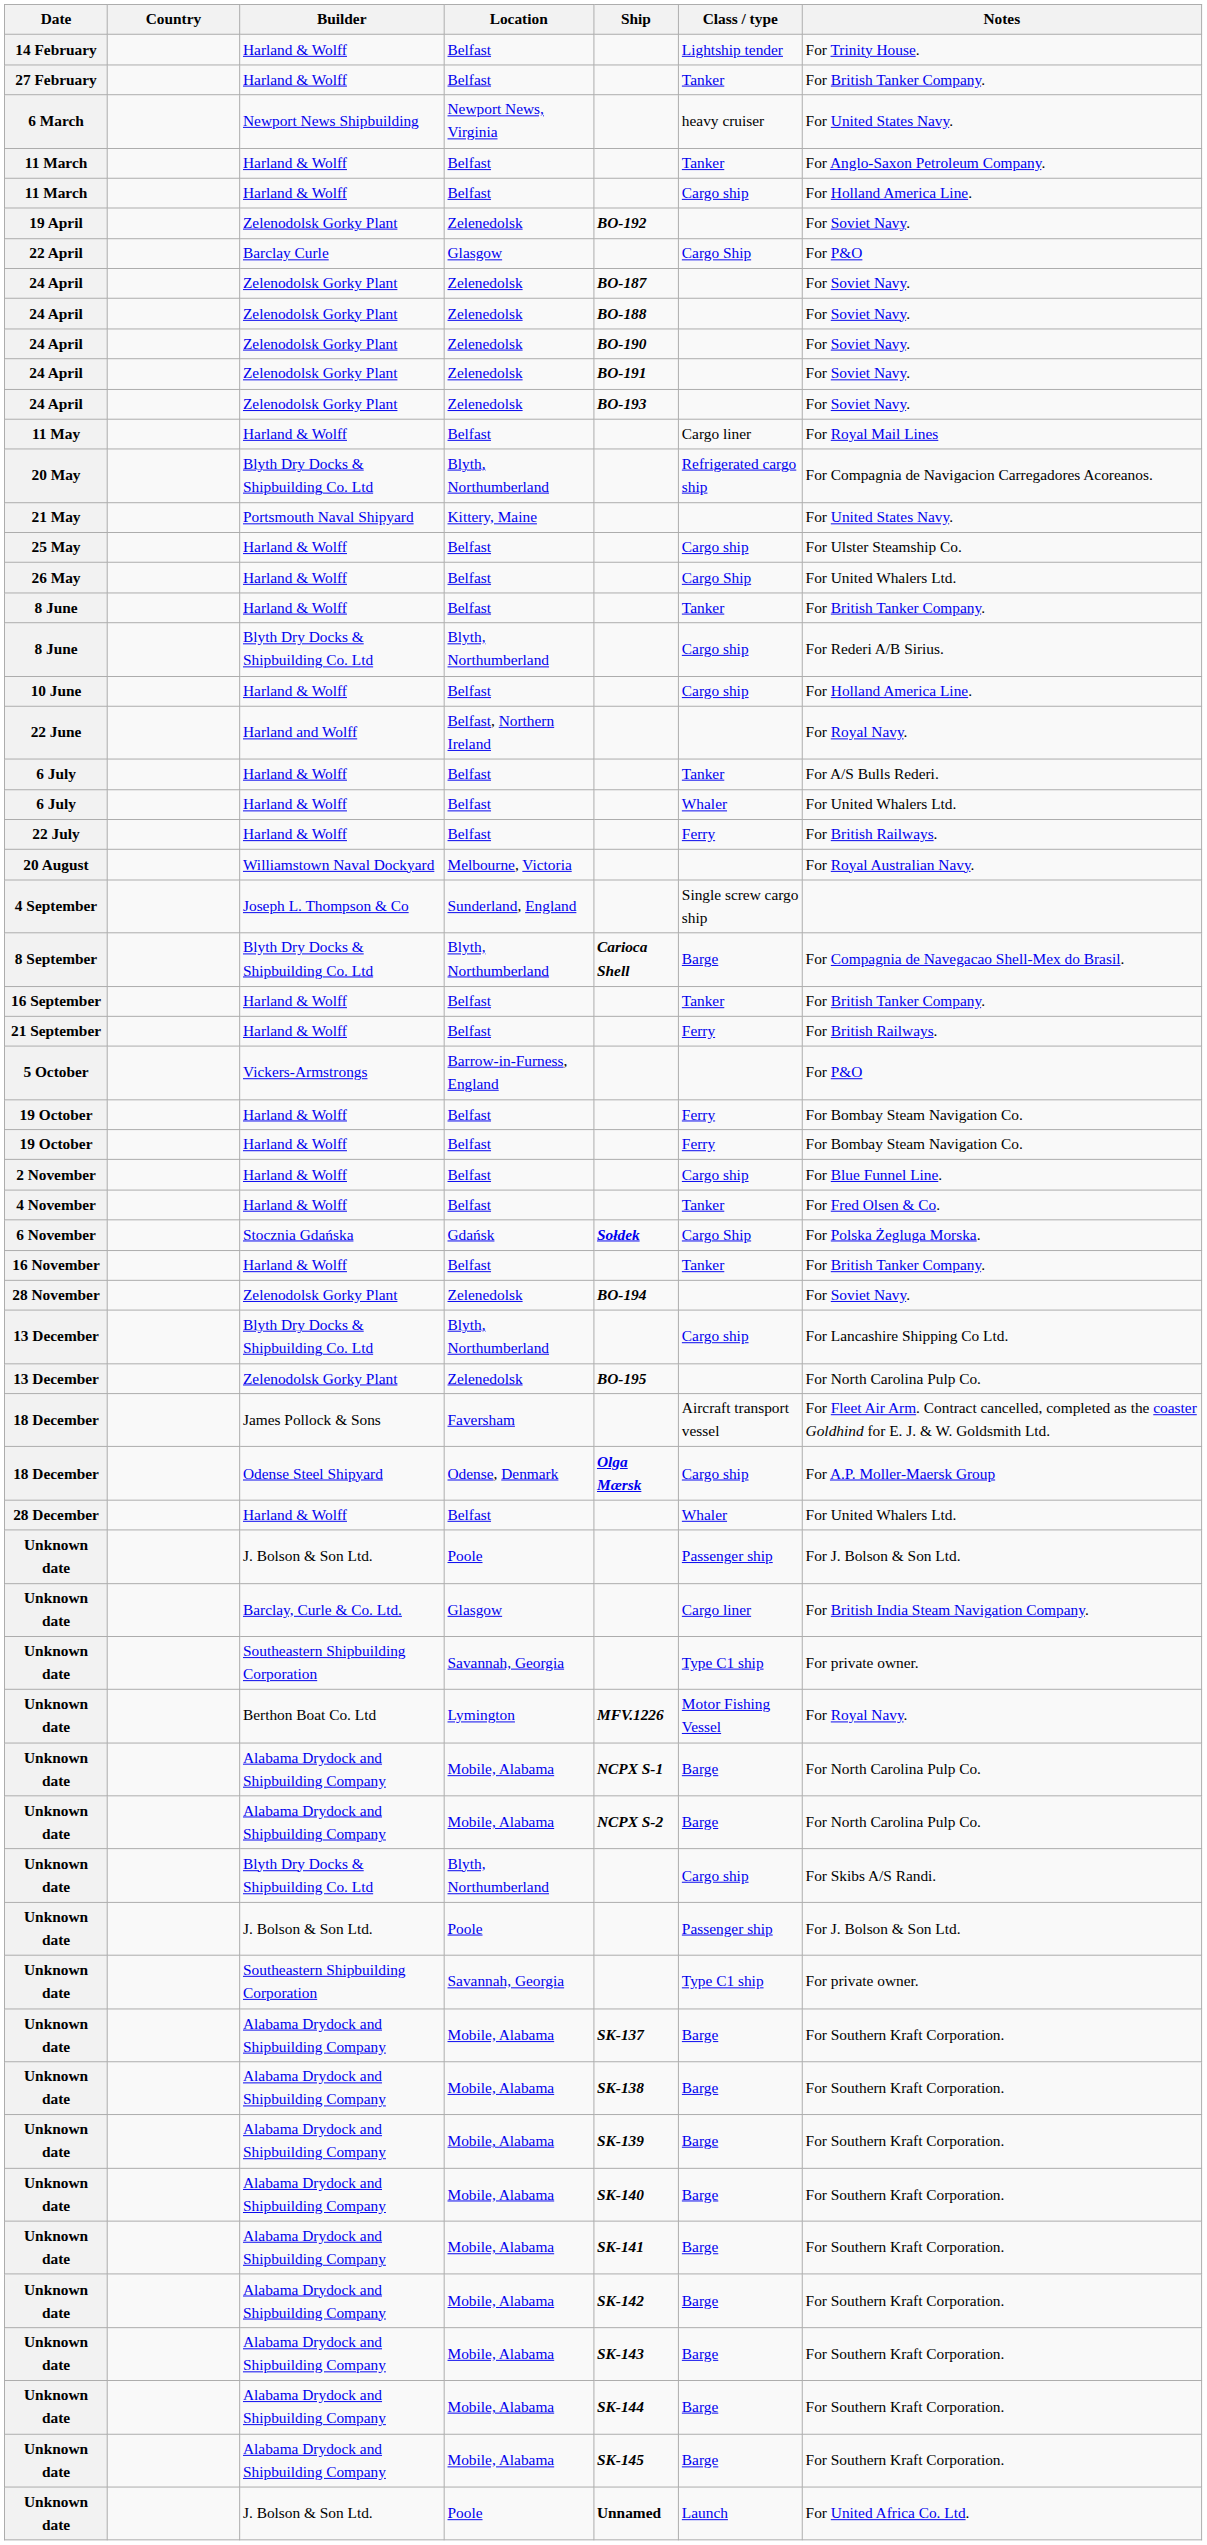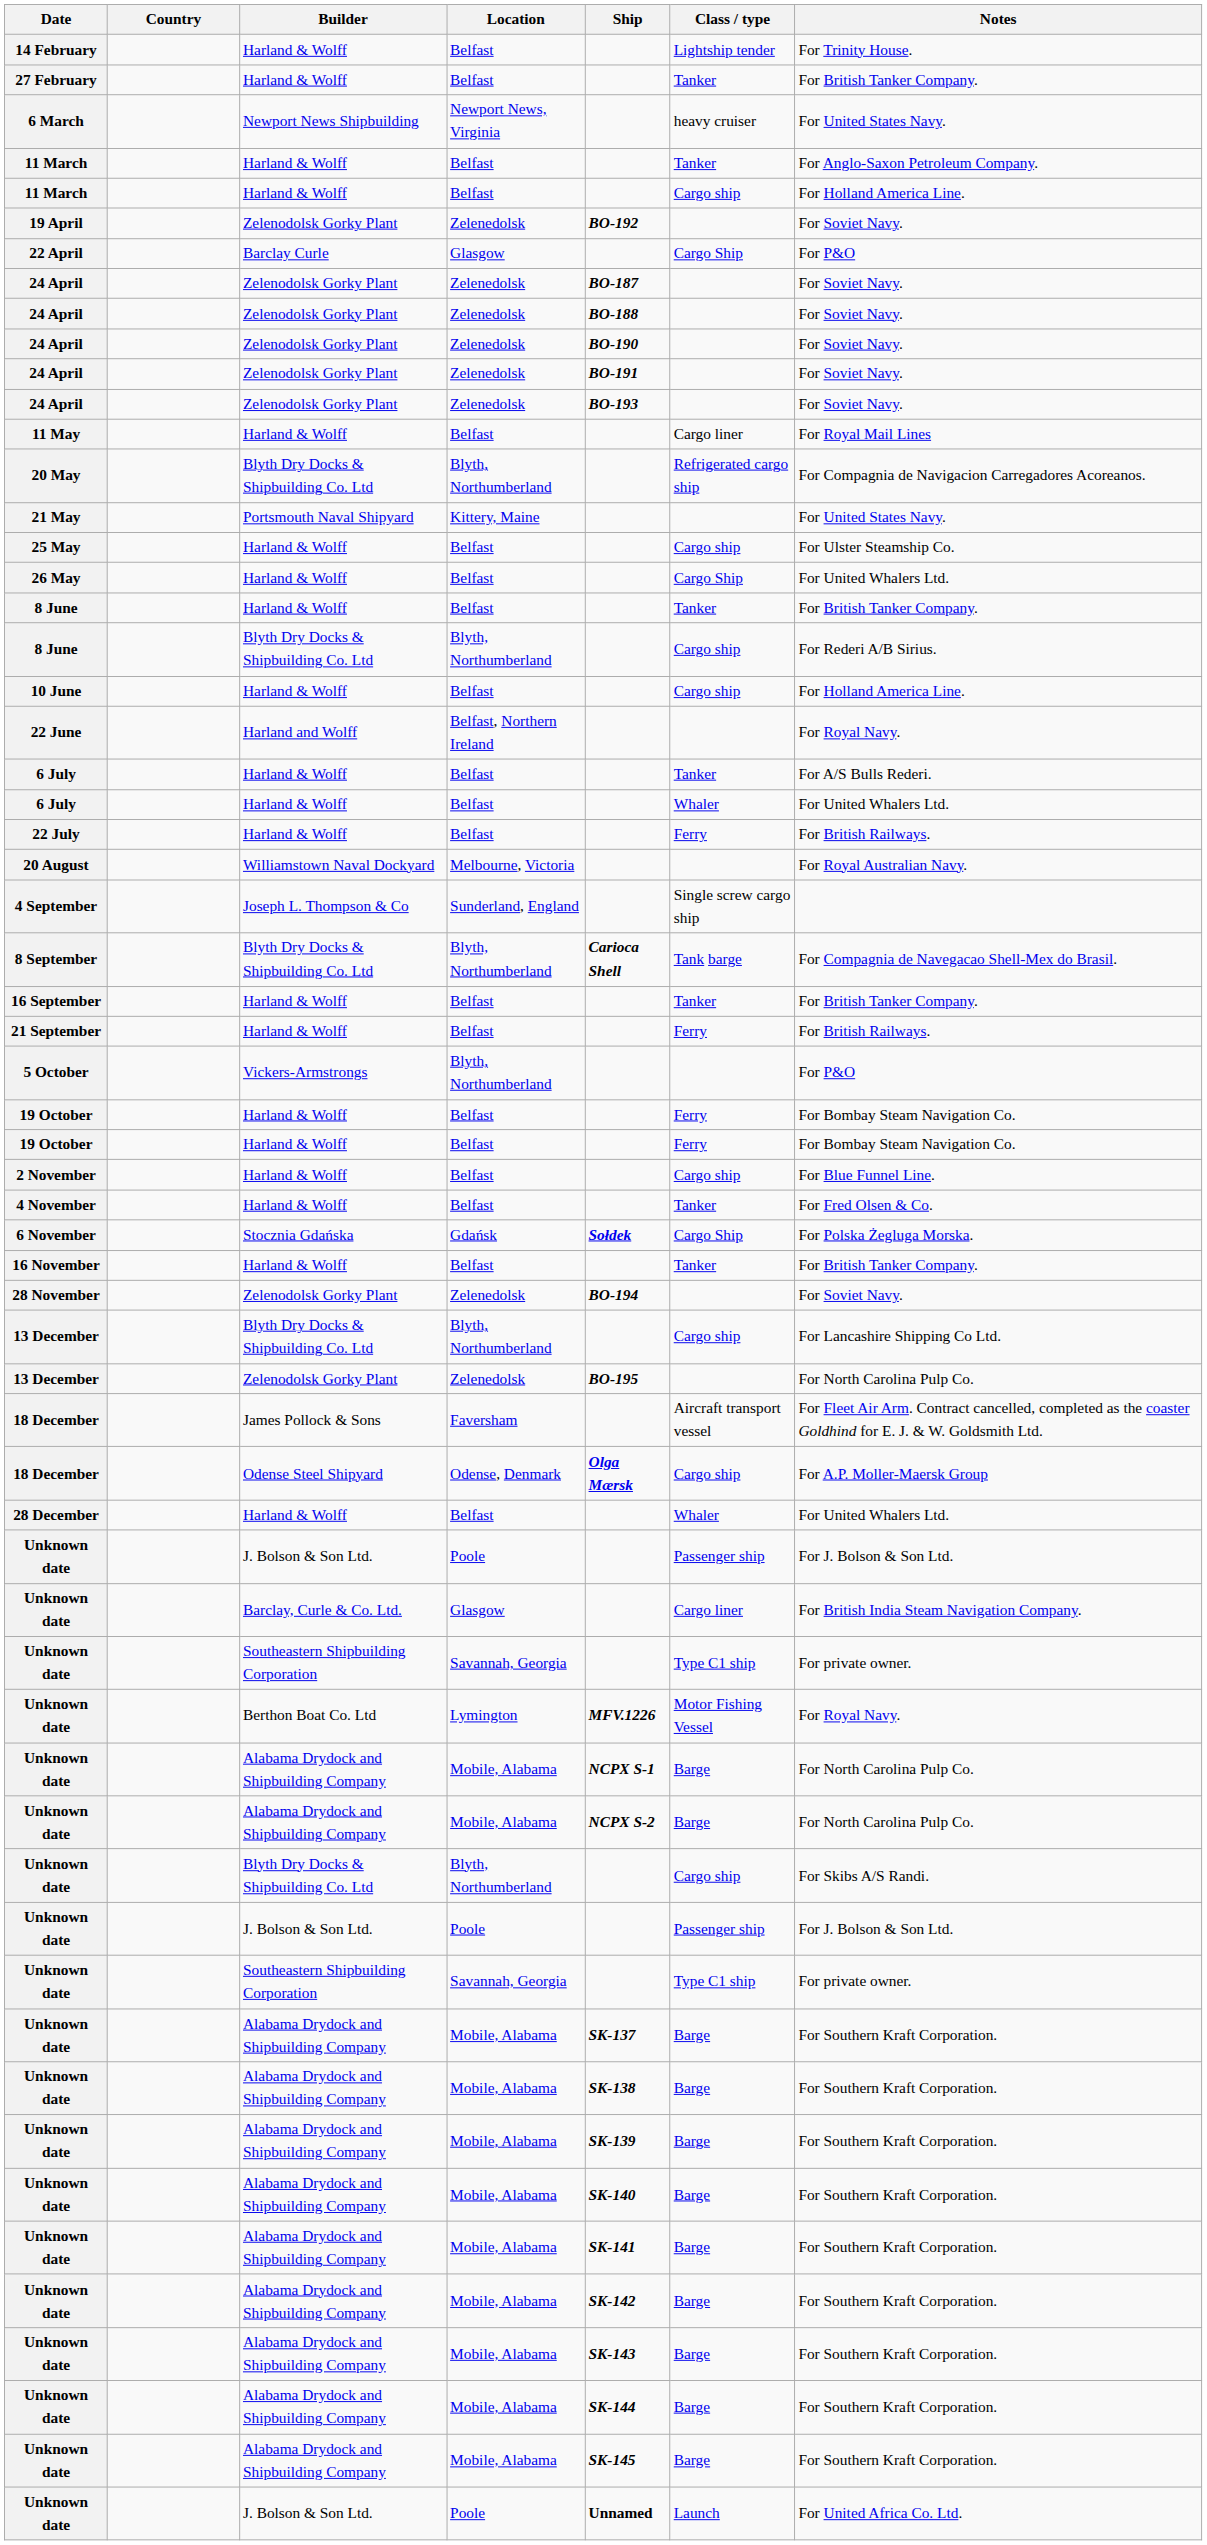(700, 959) Barge -> (708, 959) Tank barge
(507, 1072) Barrow-in-Furness, England -> (501, 1072) Blyth, Northumberland
